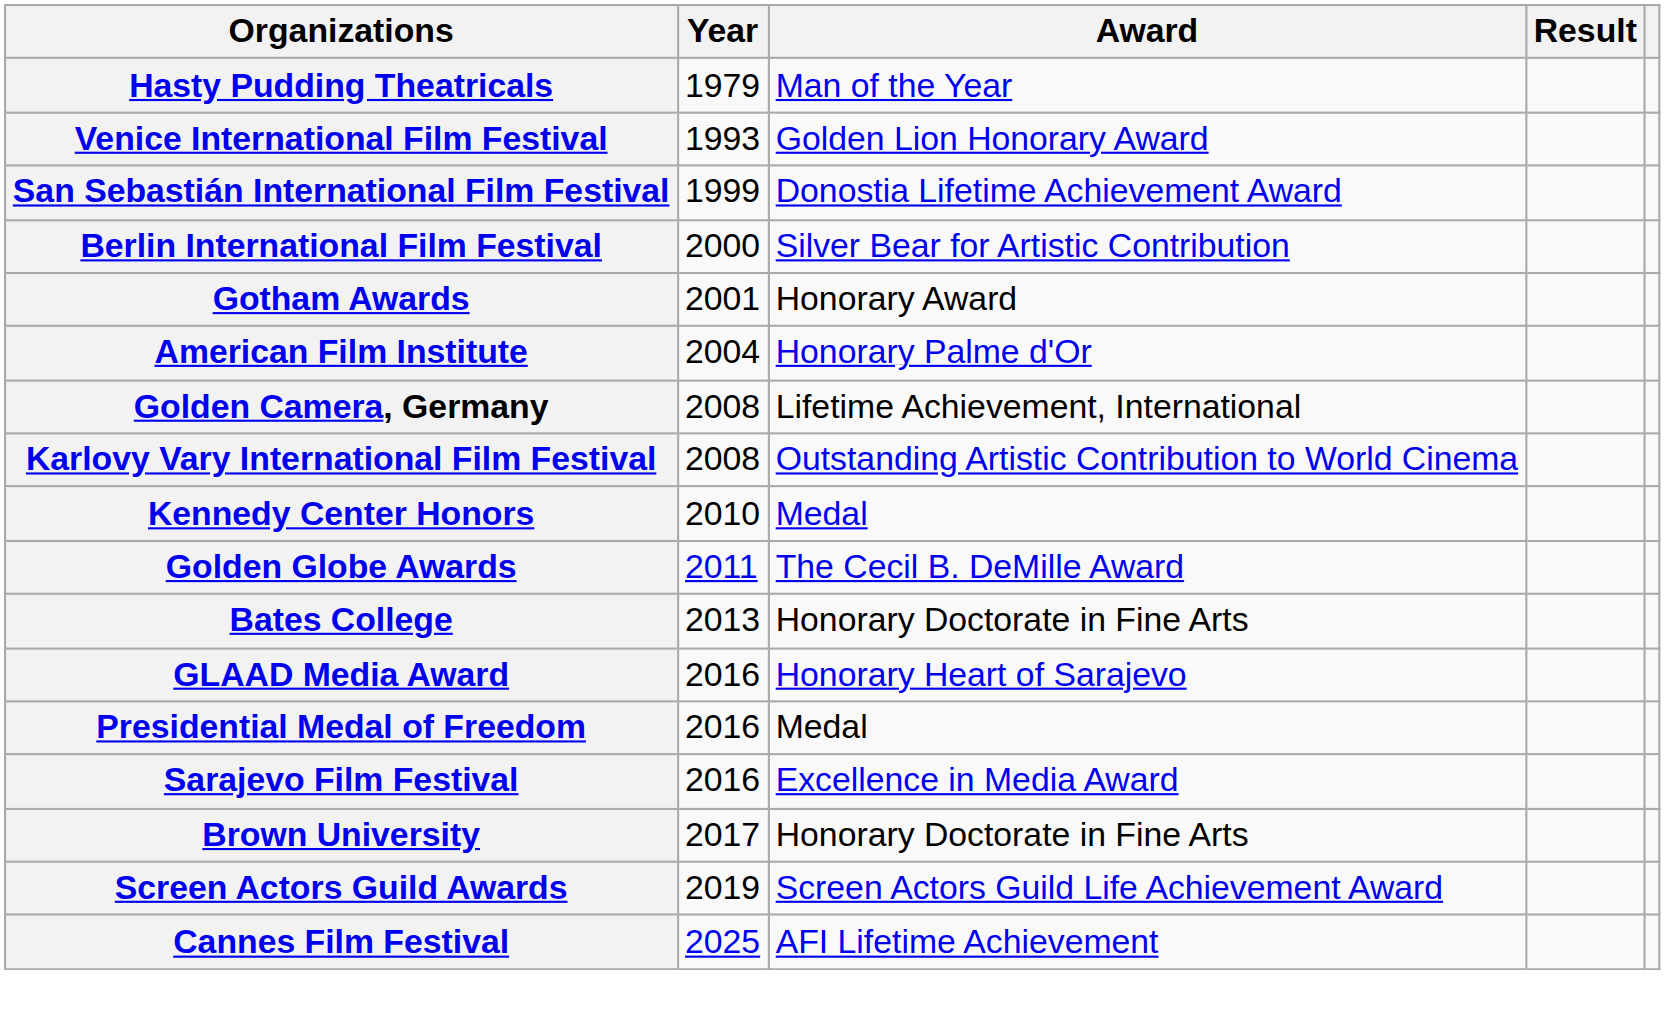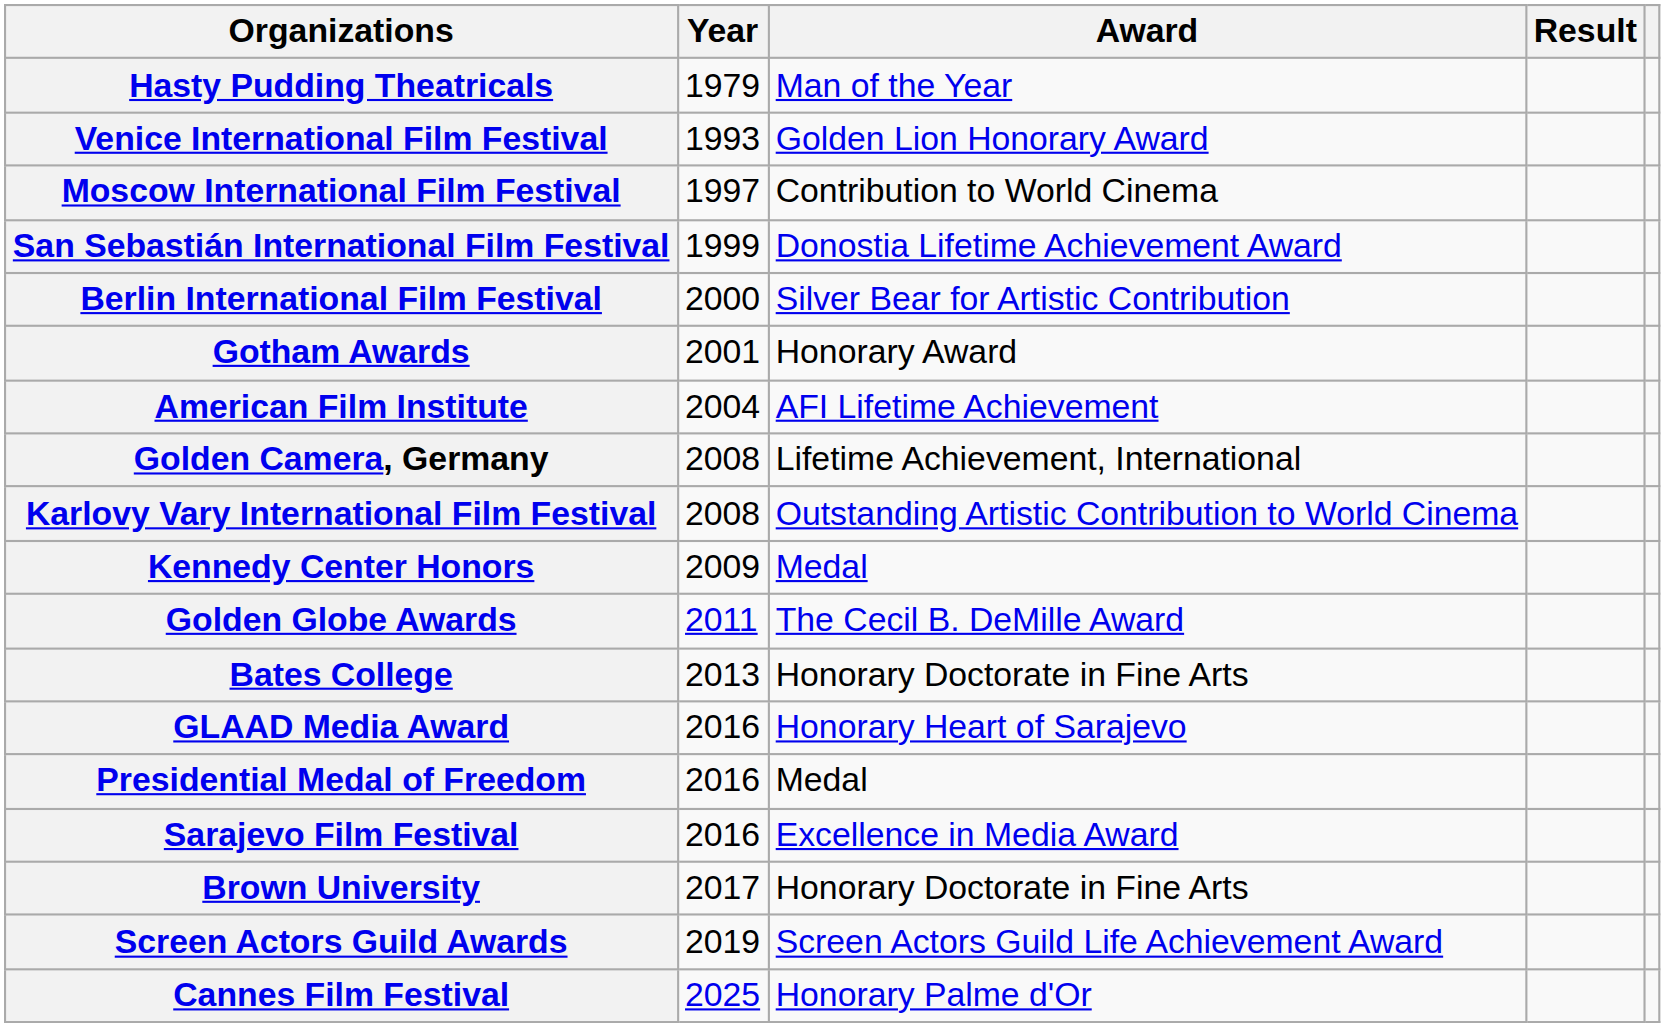+ row: (341, 191)
(934, 352) Honorary Palme d'Or -> (967, 406) AFI Lifetime Achievement
(723, 513) 2010 -> (723, 566) 2009
(967, 941) AFI Lifetime Achievement -> (934, 995) Honorary Palme d'Or
